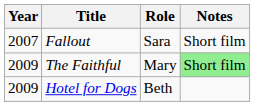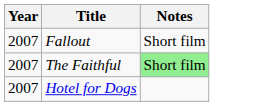- column: (160, 16)
(23, 64) 2009 -> (23, 64) 2007
(23, 88) 2009 -> (23, 88) 2007
